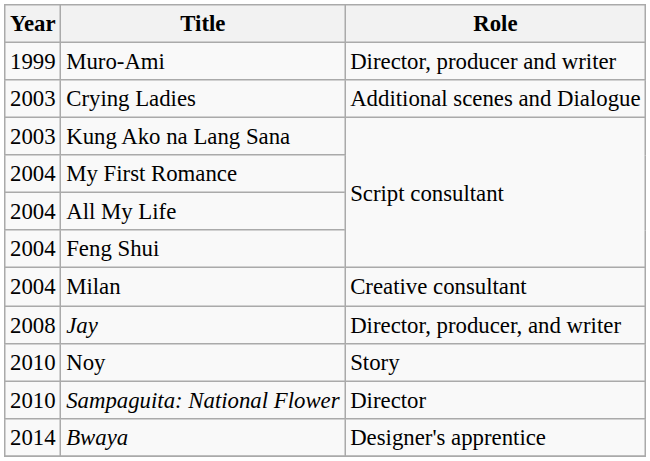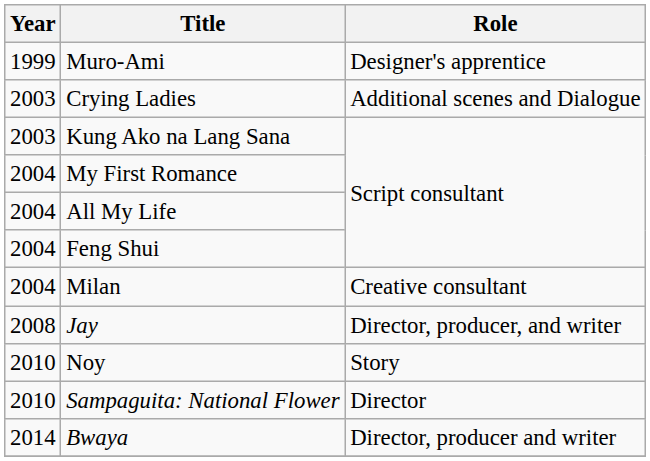(483, 61) Director, producer and writer -> (448, 61) Designer's apprentice
(448, 437) Designer's apprentice -> (483, 437) Director, producer and writer
